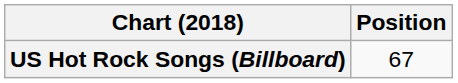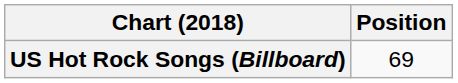(401, 58) 67 -> (401, 58) 69
